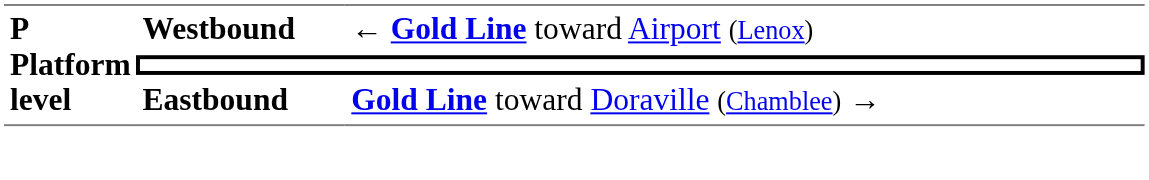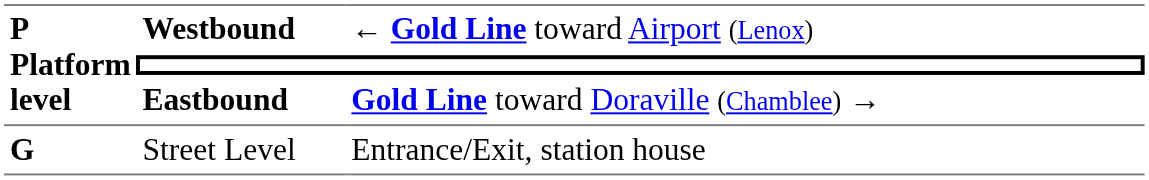+ row: (219, 149)
